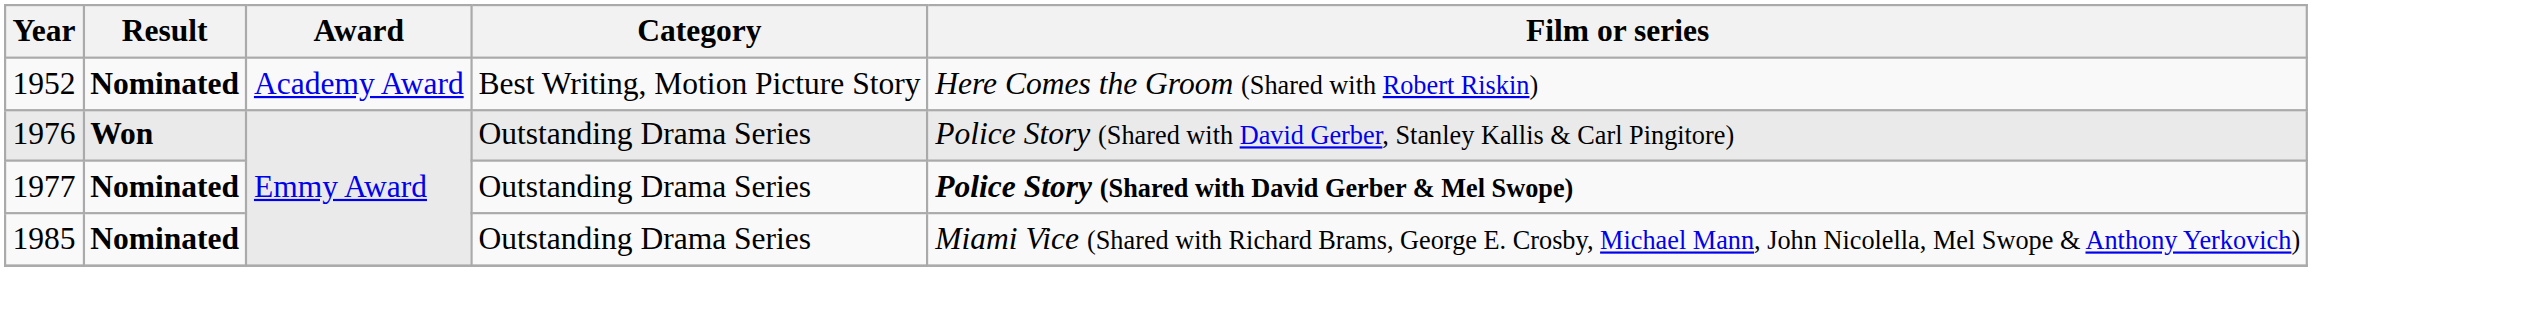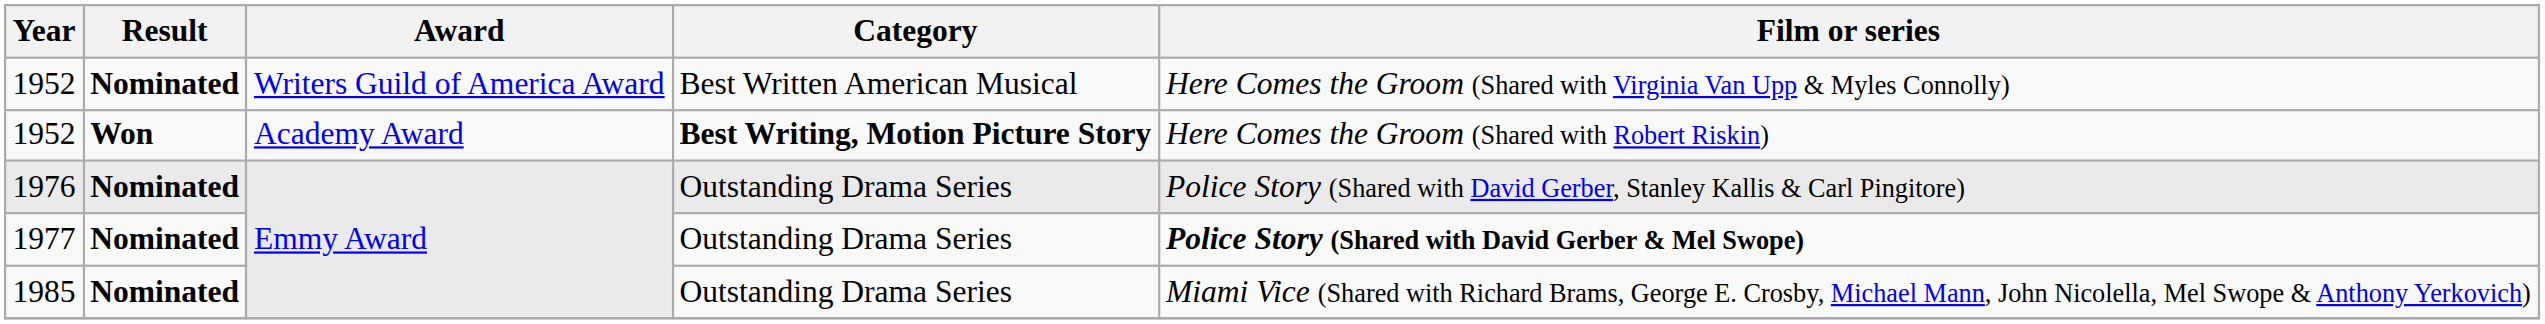+ row: (44, 82)
(165, 82) Nominated -> (122, 134) Won
(699, 82) normal -> (915, 134) bold
(122, 134) Won -> (165, 186) Nominated
